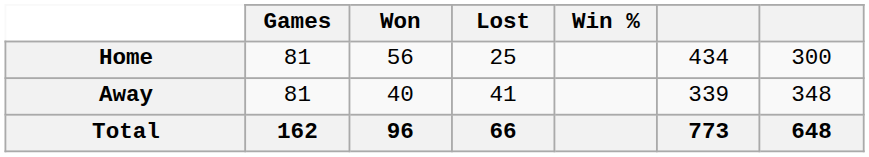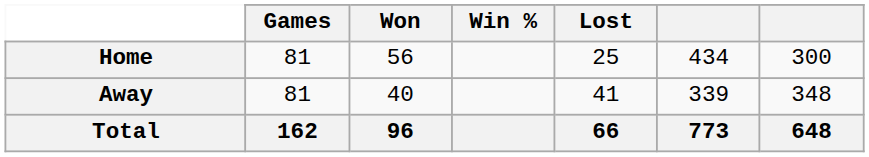columns swapped: (503, 24) <-> (606, 24)
